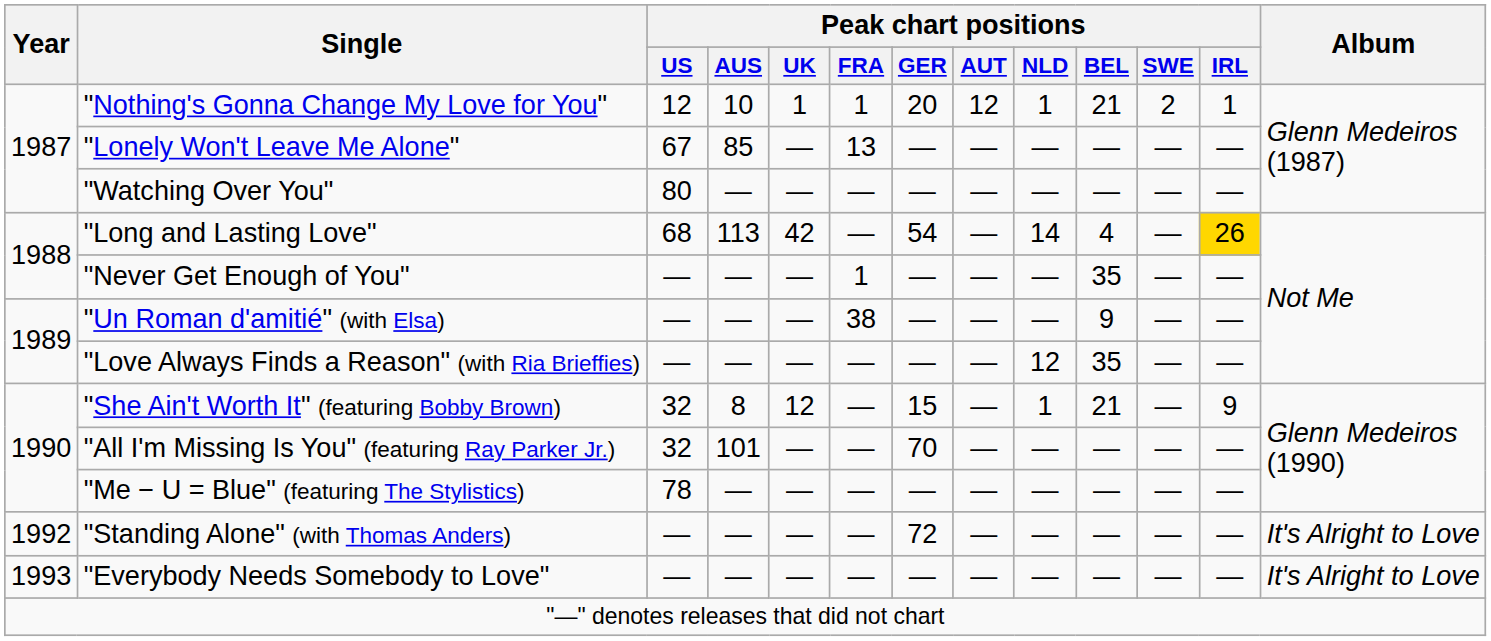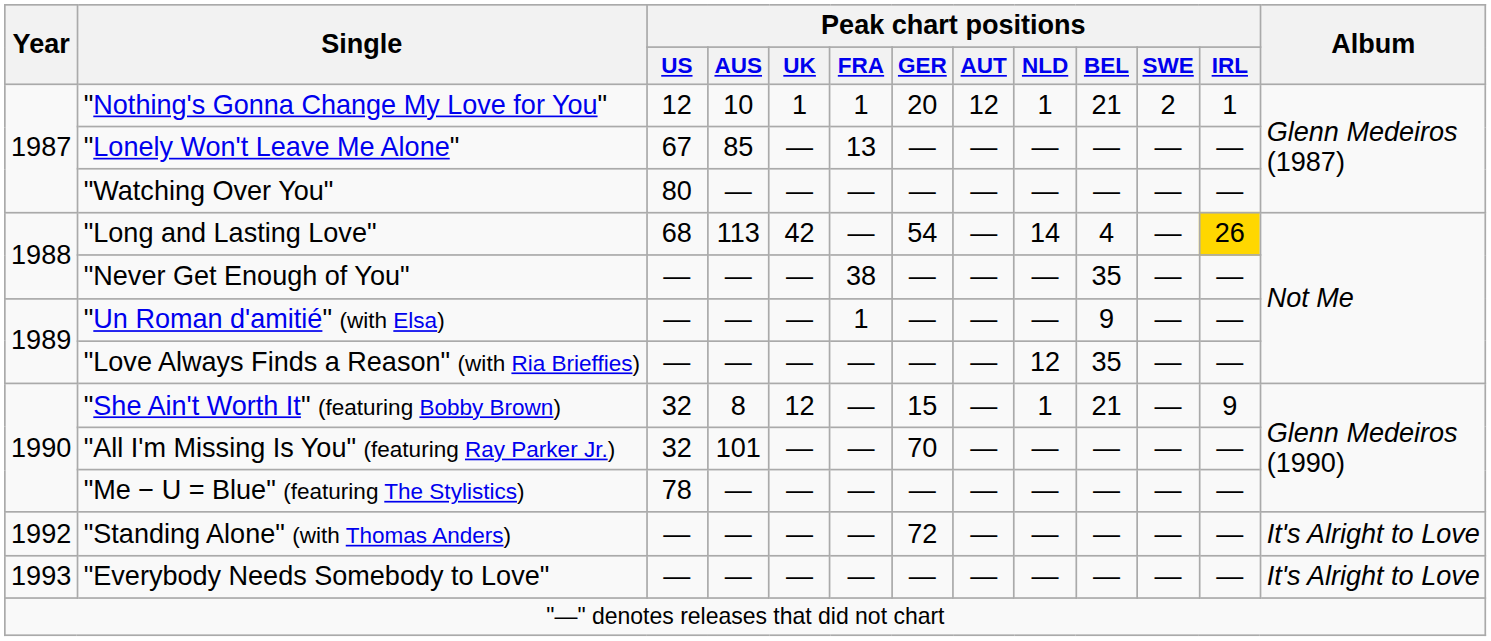(861, 276) 1 -> (861, 276) 38
(861, 319) 38 -> (861, 319) 1
